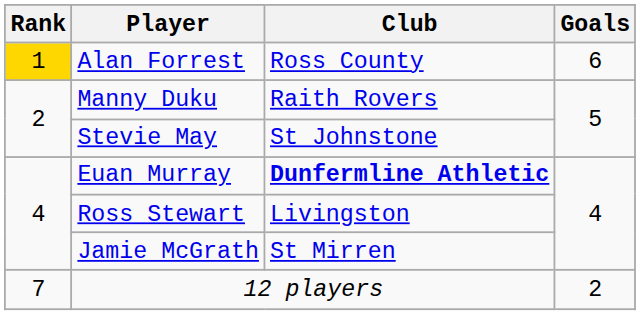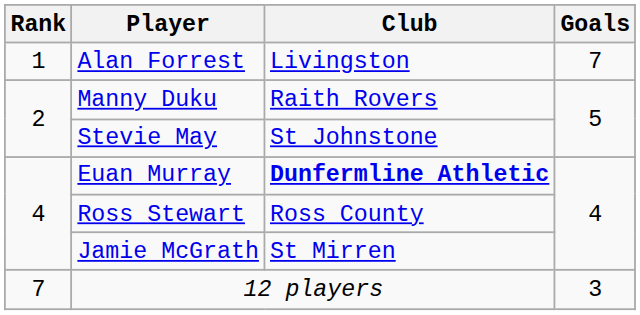(38, 62) gold background -> (38, 62) no background
(347, 62) Ross County -> (340, 62) Livingston
(595, 62) 6 -> (595, 62) 7
(340, 213) Livingston -> (347, 213) Ross County
(595, 289) 2 -> (595, 289) 3
